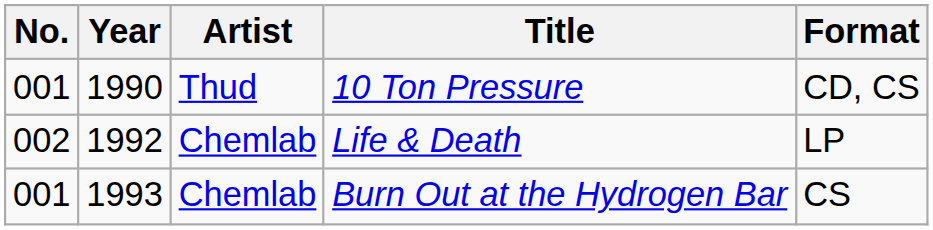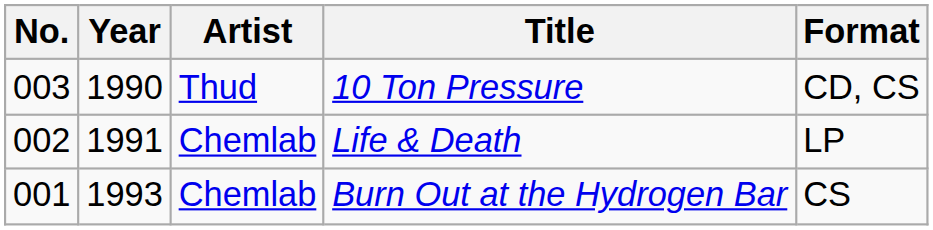(42, 86) 001 -> (42, 86) 003
(125, 140) 1992 -> (125, 140) 1991
